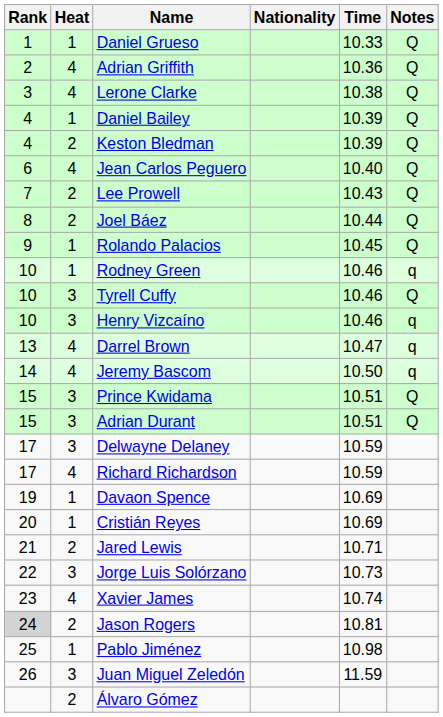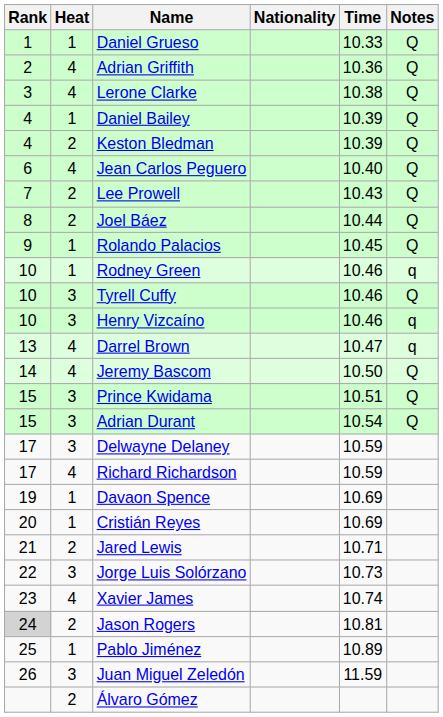(412, 371) q -> (412, 371) Q
(363, 422) 10.51 -> (363, 422) 10.54
(363, 649) 10.98 -> (363, 649) 10.89
